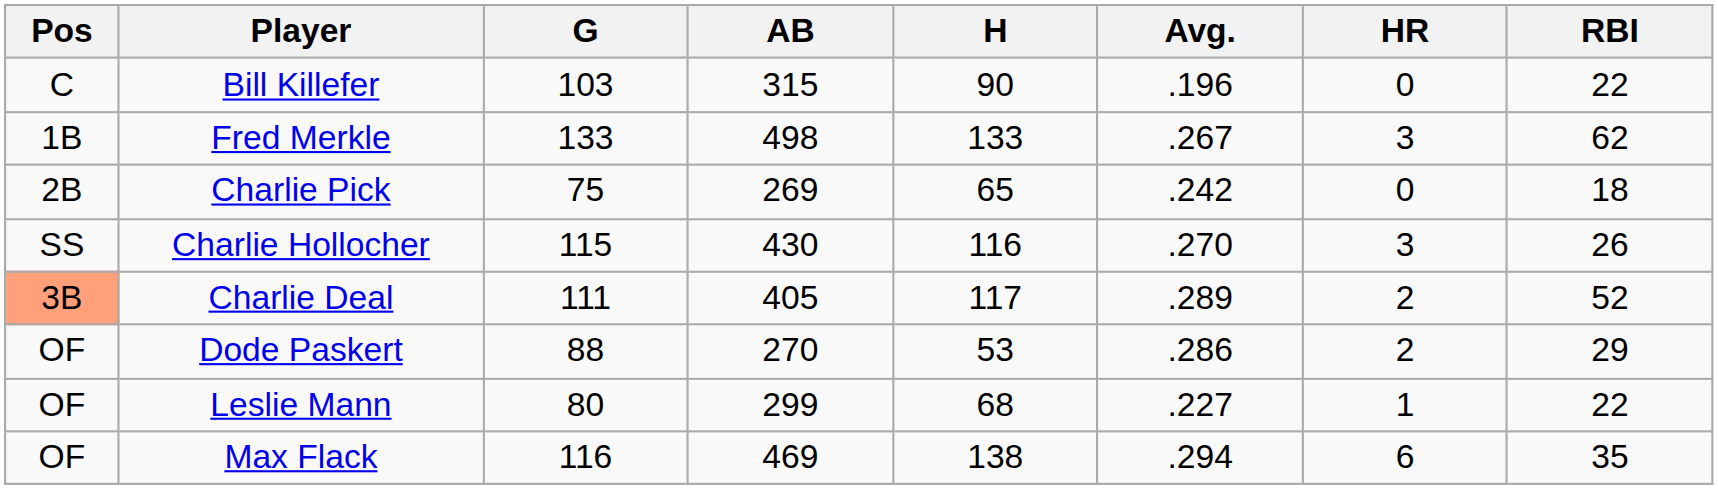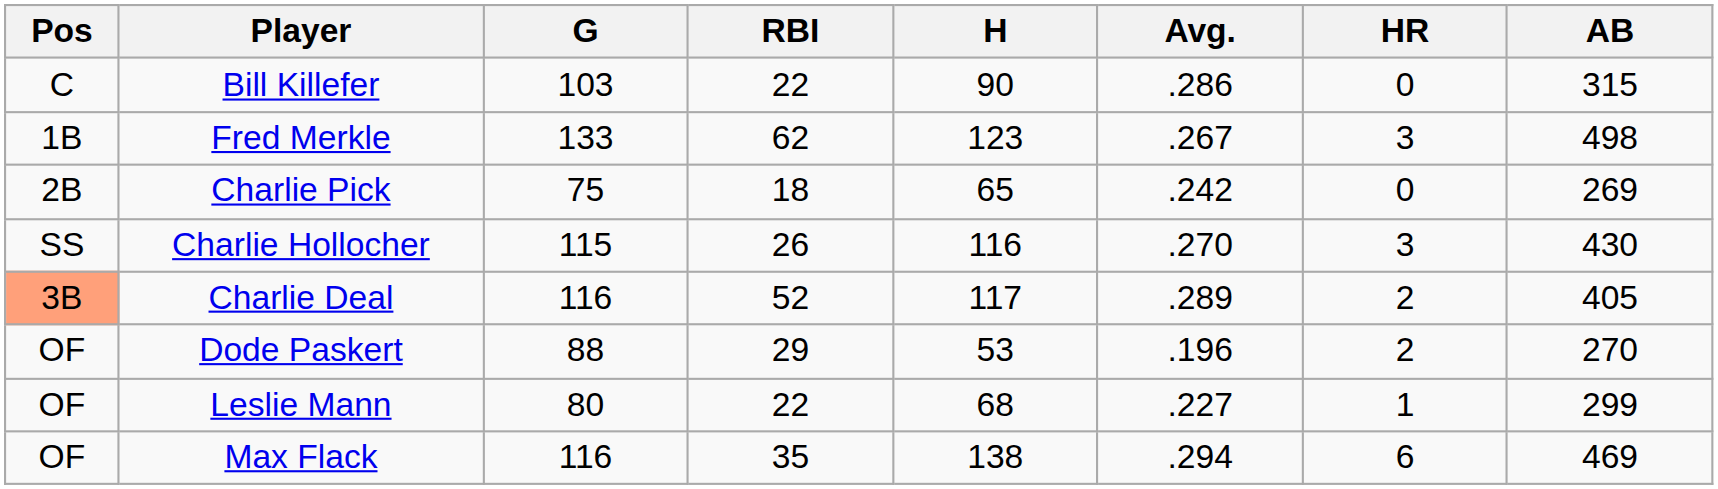columns swapped: (790, 31) <-> (1610, 31)
(1200, 84) .196 -> (1200, 84) .286
(995, 137) 133 -> (995, 137) 123
(586, 297) 111 -> (586, 297) 116
(1200, 350) .286 -> (1200, 350) .196
